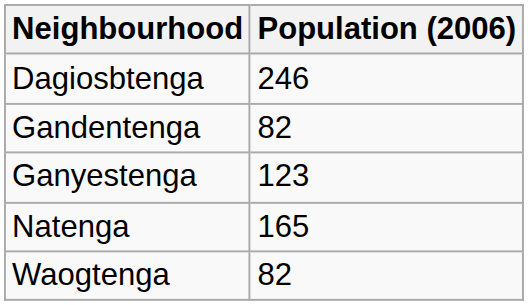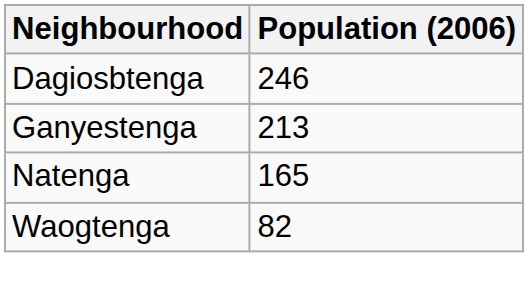- row: (106, 127)
(283, 176) 123 -> (283, 127) 213
